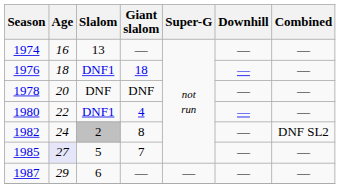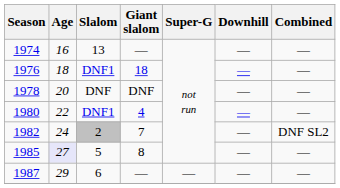(141, 132) 8 -> (141, 132) 7
(141, 152) 7 -> (141, 152) 8
